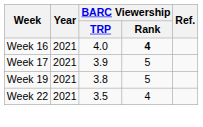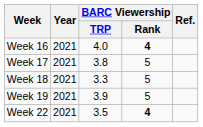(101, 63) 3.9 -> (101, 63) 3.8
+ row: (28, 79)
(101, 79) 3.8 -> (101, 96) 3.9
(147, 96) normal -> (147, 113) bold
